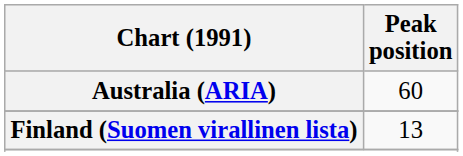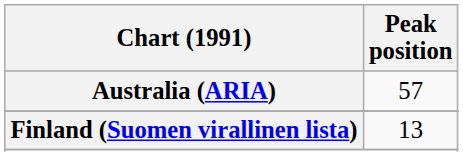(411, 90) 60 -> (411, 90) 57
